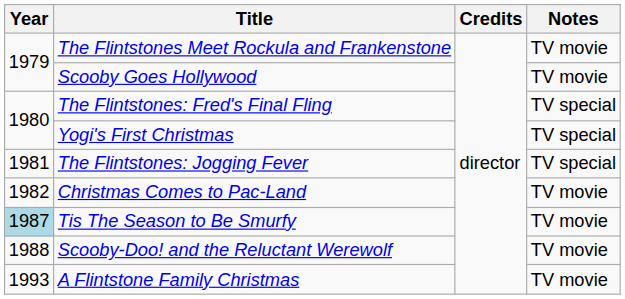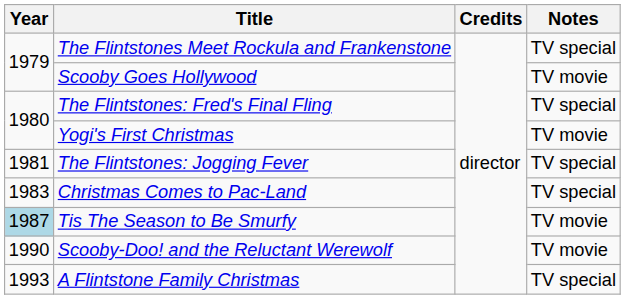(569, 47) TV movie -> (573, 47) TV special
(573, 134) TV special -> (569, 134) TV movie
(29, 192) 1982 -> (29, 192) 1983
(569, 192) TV movie -> (573, 192) TV special
(29, 250) 1988 -> (29, 250) 1990
(569, 279) TV movie -> (573, 279) TV special
